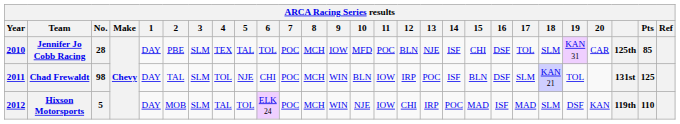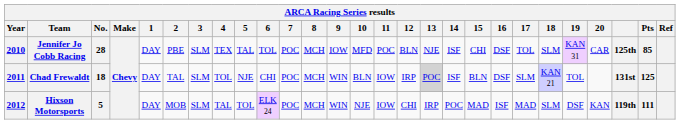(101, 77) 98 -> (101, 77) 18
(431, 77) no background -> (431, 77) lightgrey background
(648, 105) 110 -> (648, 105) 111
